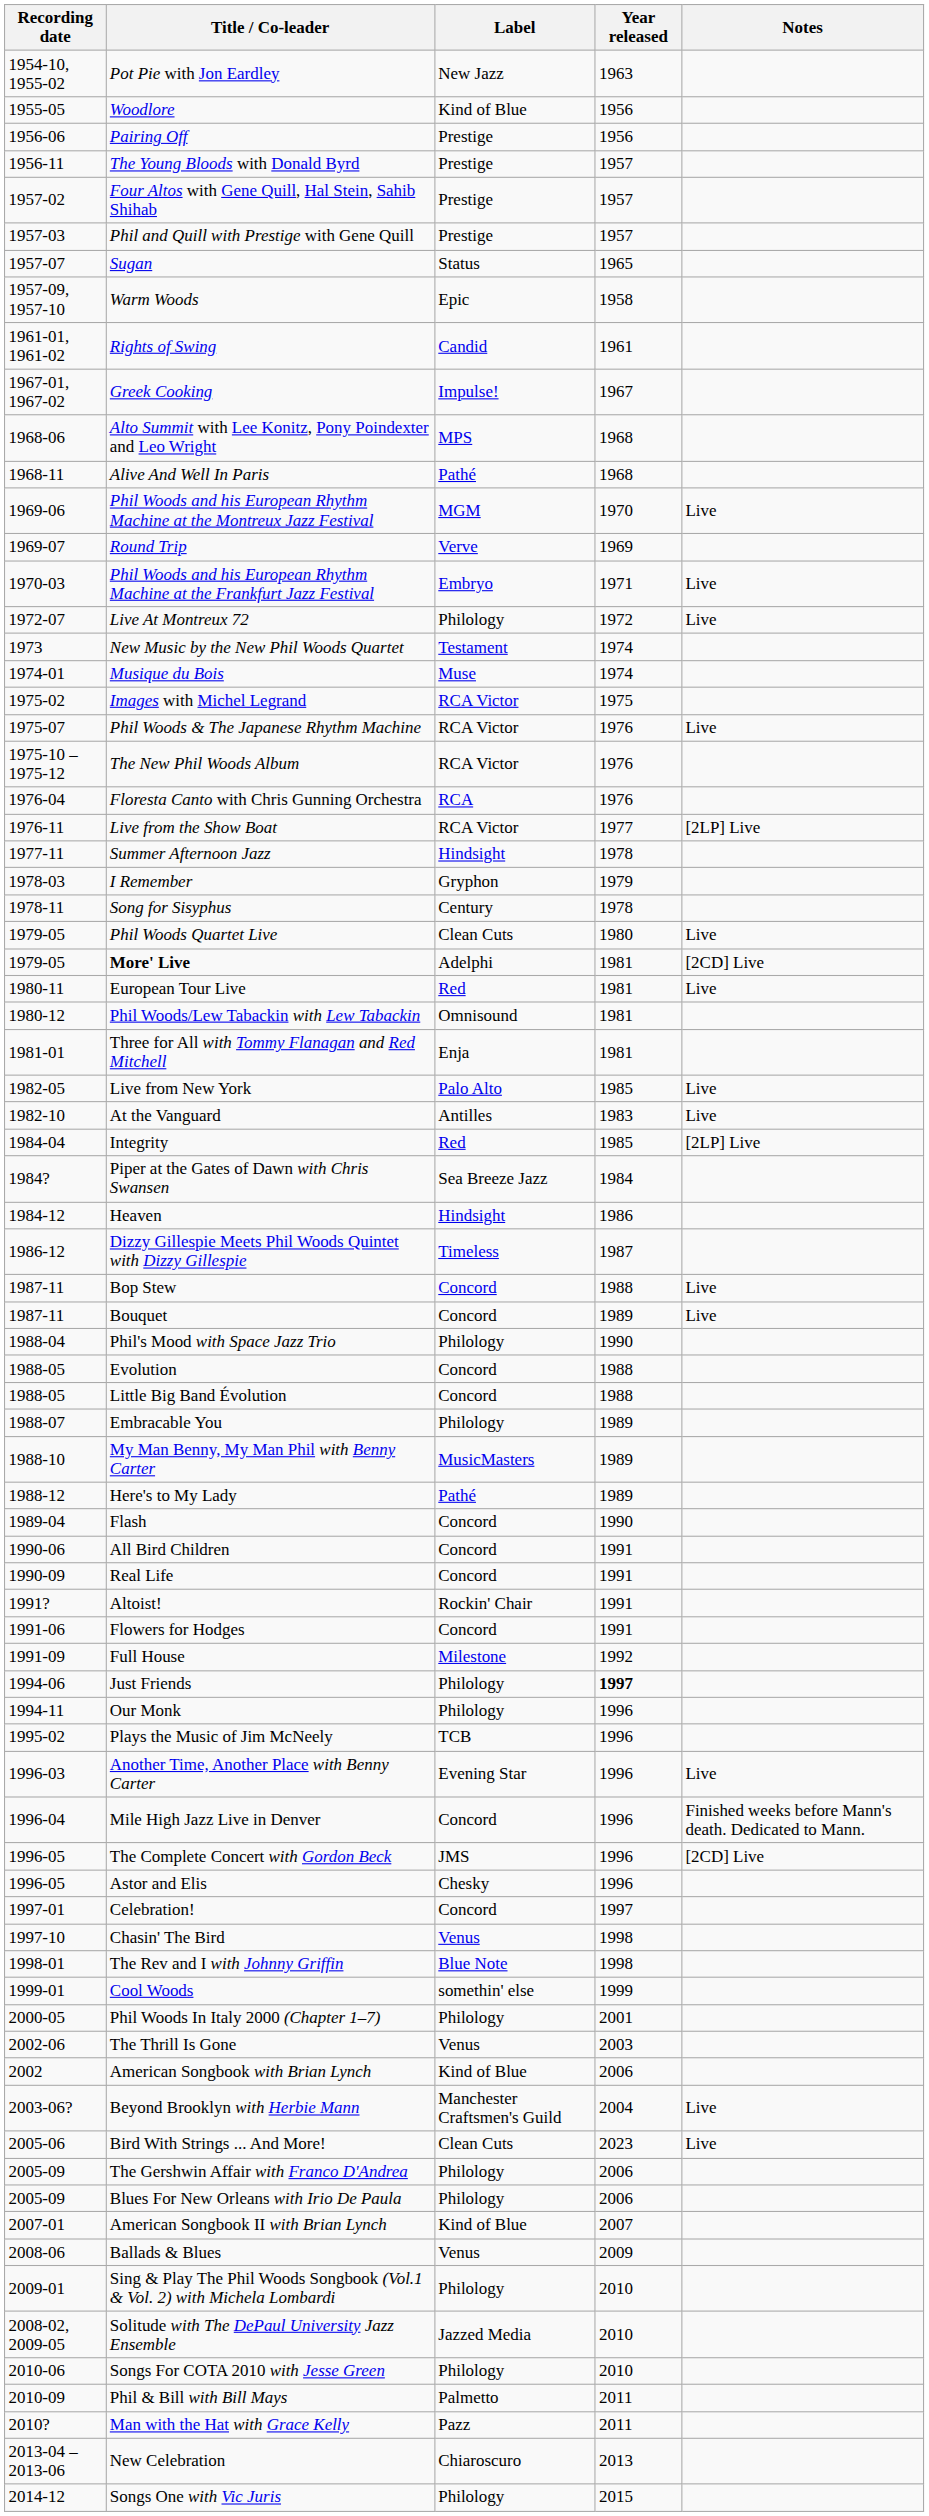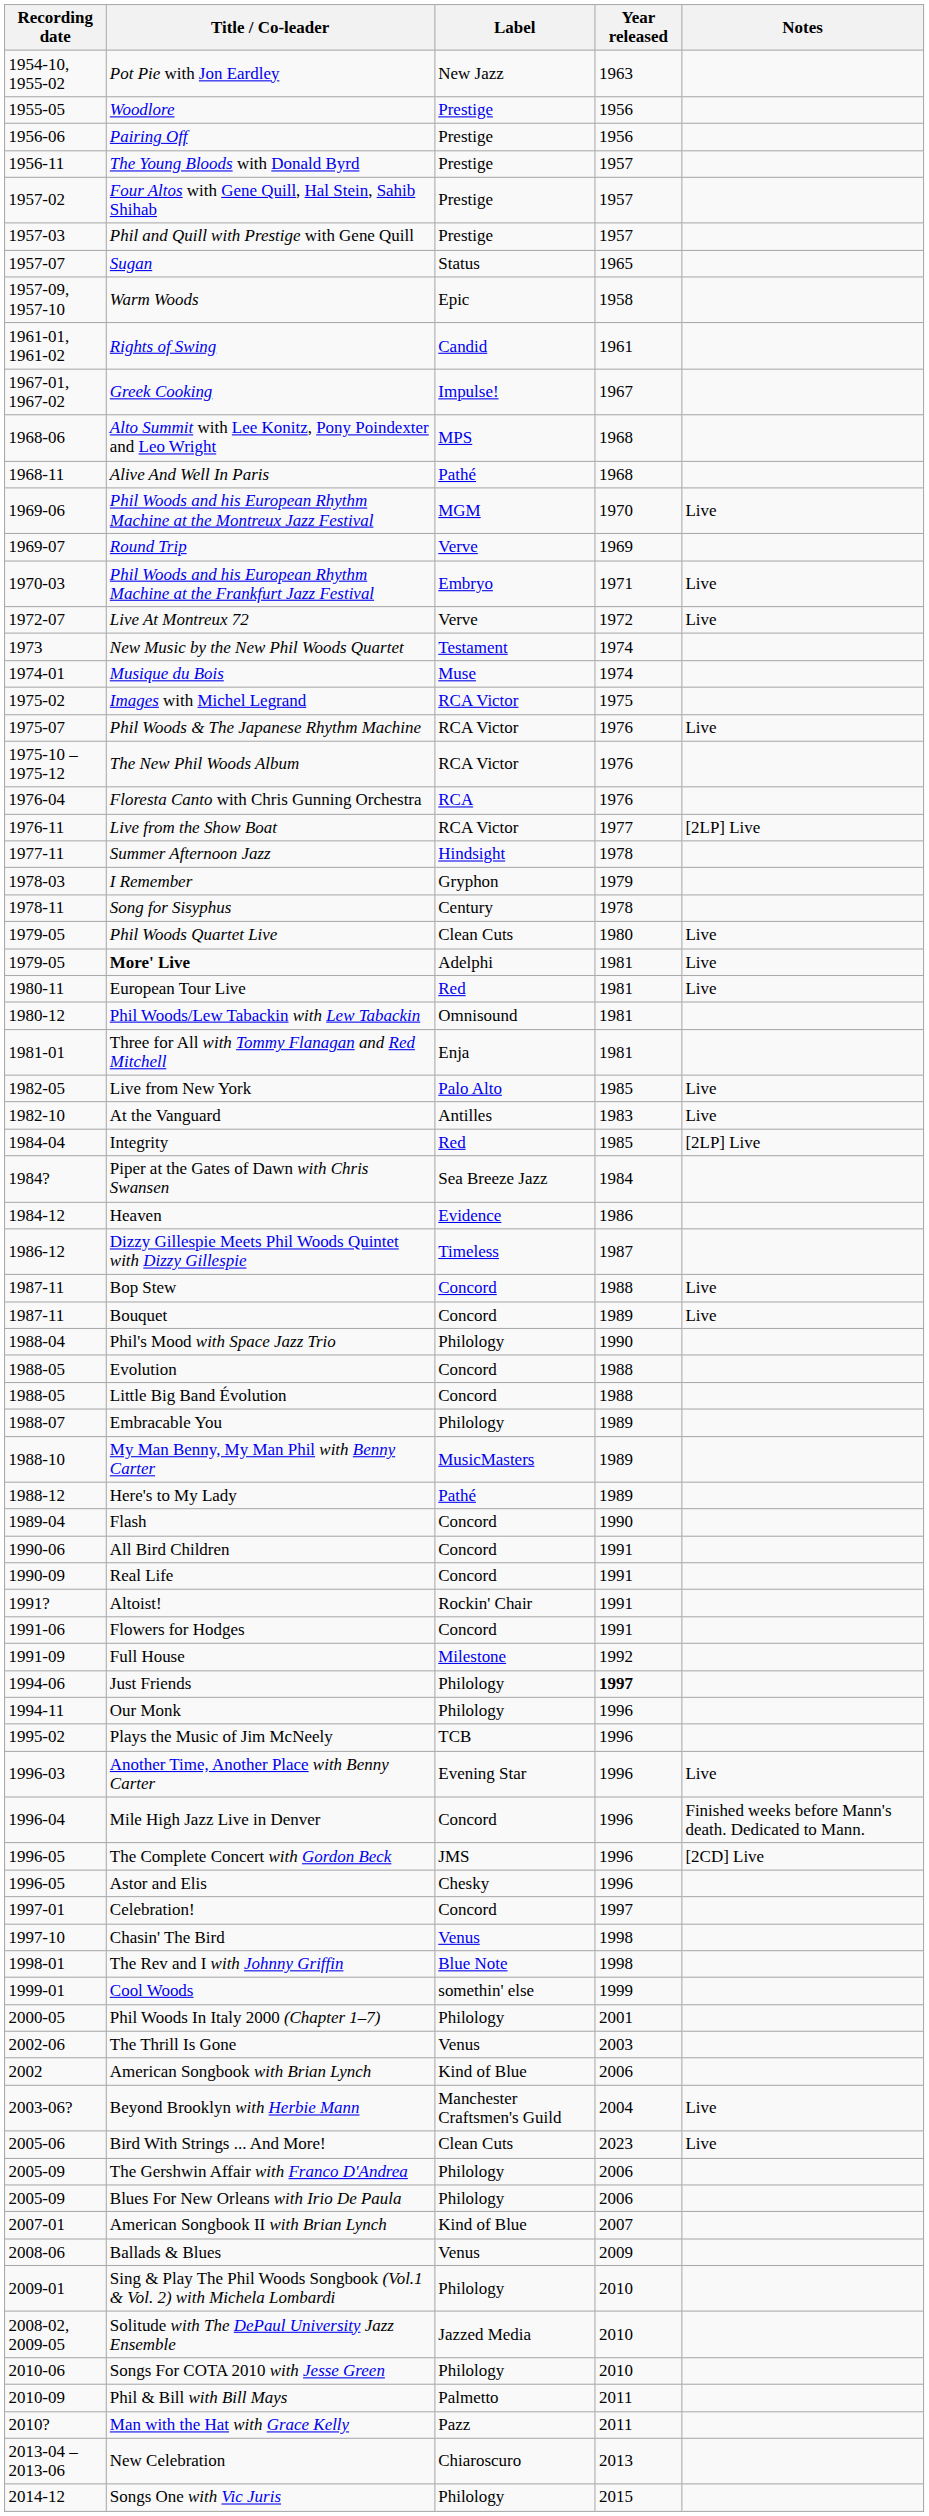(483, 109) Kind of Blue -> (466, 109) Prestige
(471, 620) Philology -> (458, 620) Verve
(725, 961) [2CD] Live -> (701, 961) Live
(472, 1215) Hindsight -> (470, 1215) Evidence
